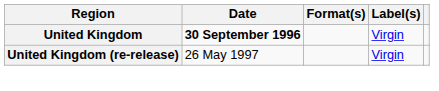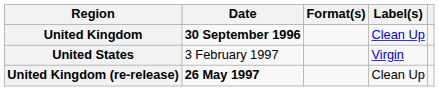(388, 34) Virgin -> (398, 34) Clean Up
+ row: (93, 55)
(222, 55) normal -> (222, 75) bold
(388, 55) Virgin -> (398, 75) Clean Up
